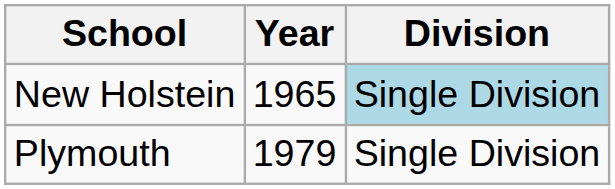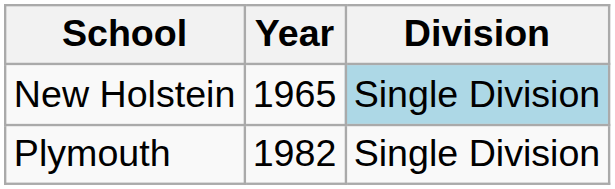(295, 153) 1979 -> (295, 153) 1982
